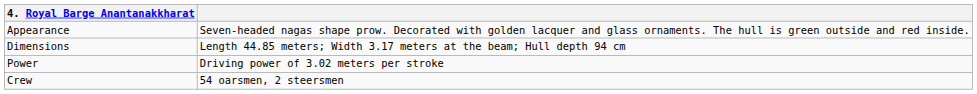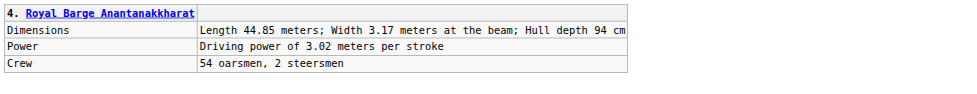- row: (38, 30)
